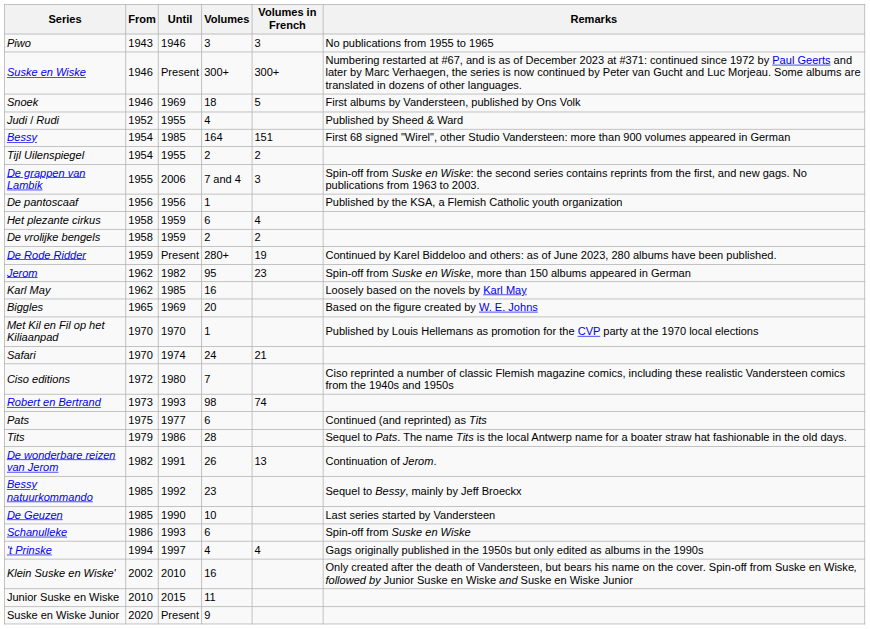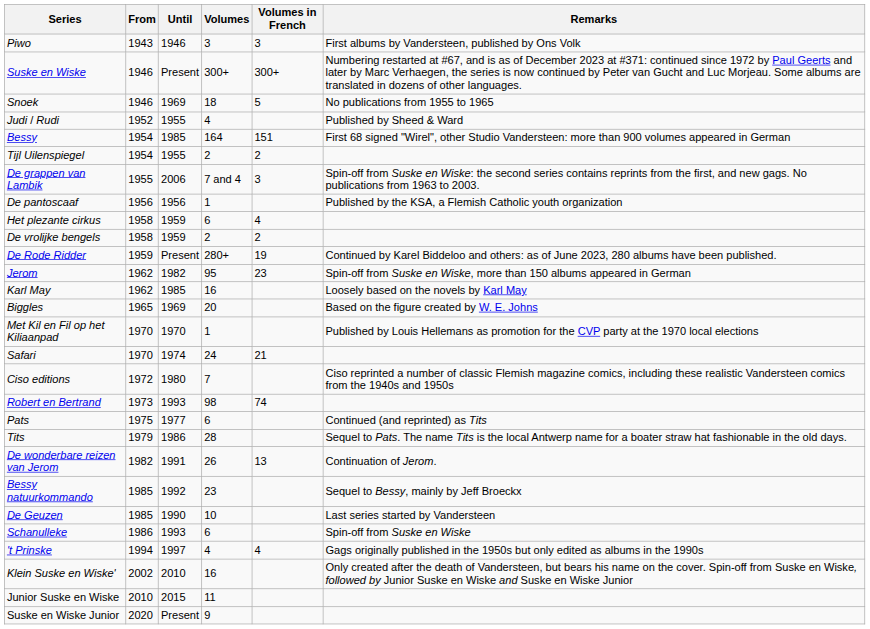(410, 43) No publications from 1955 to 1965 -> (453, 43) First albums by Vandersteen, published by Ons Volk
(453, 103) First albums by Vandersteen, published by Ons Volk -> (410, 103) No publications from 1955 to 1965
